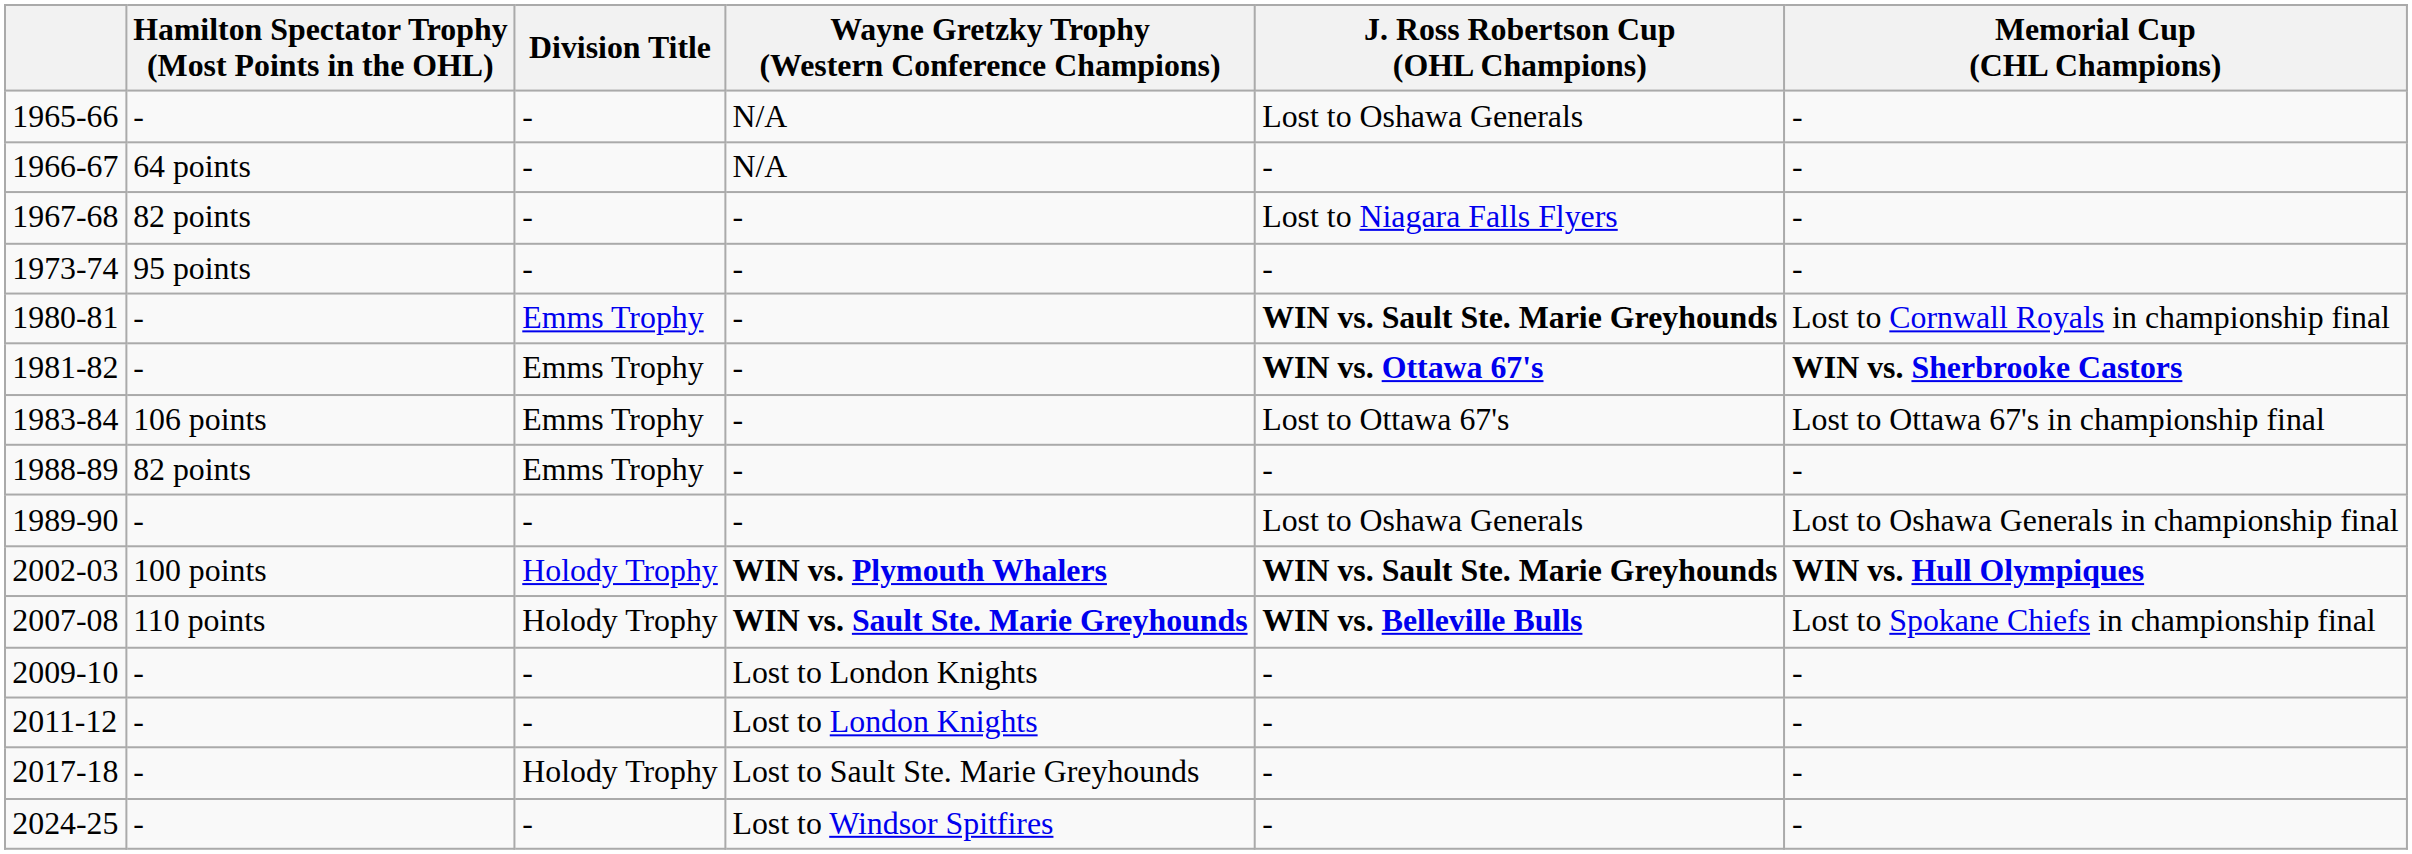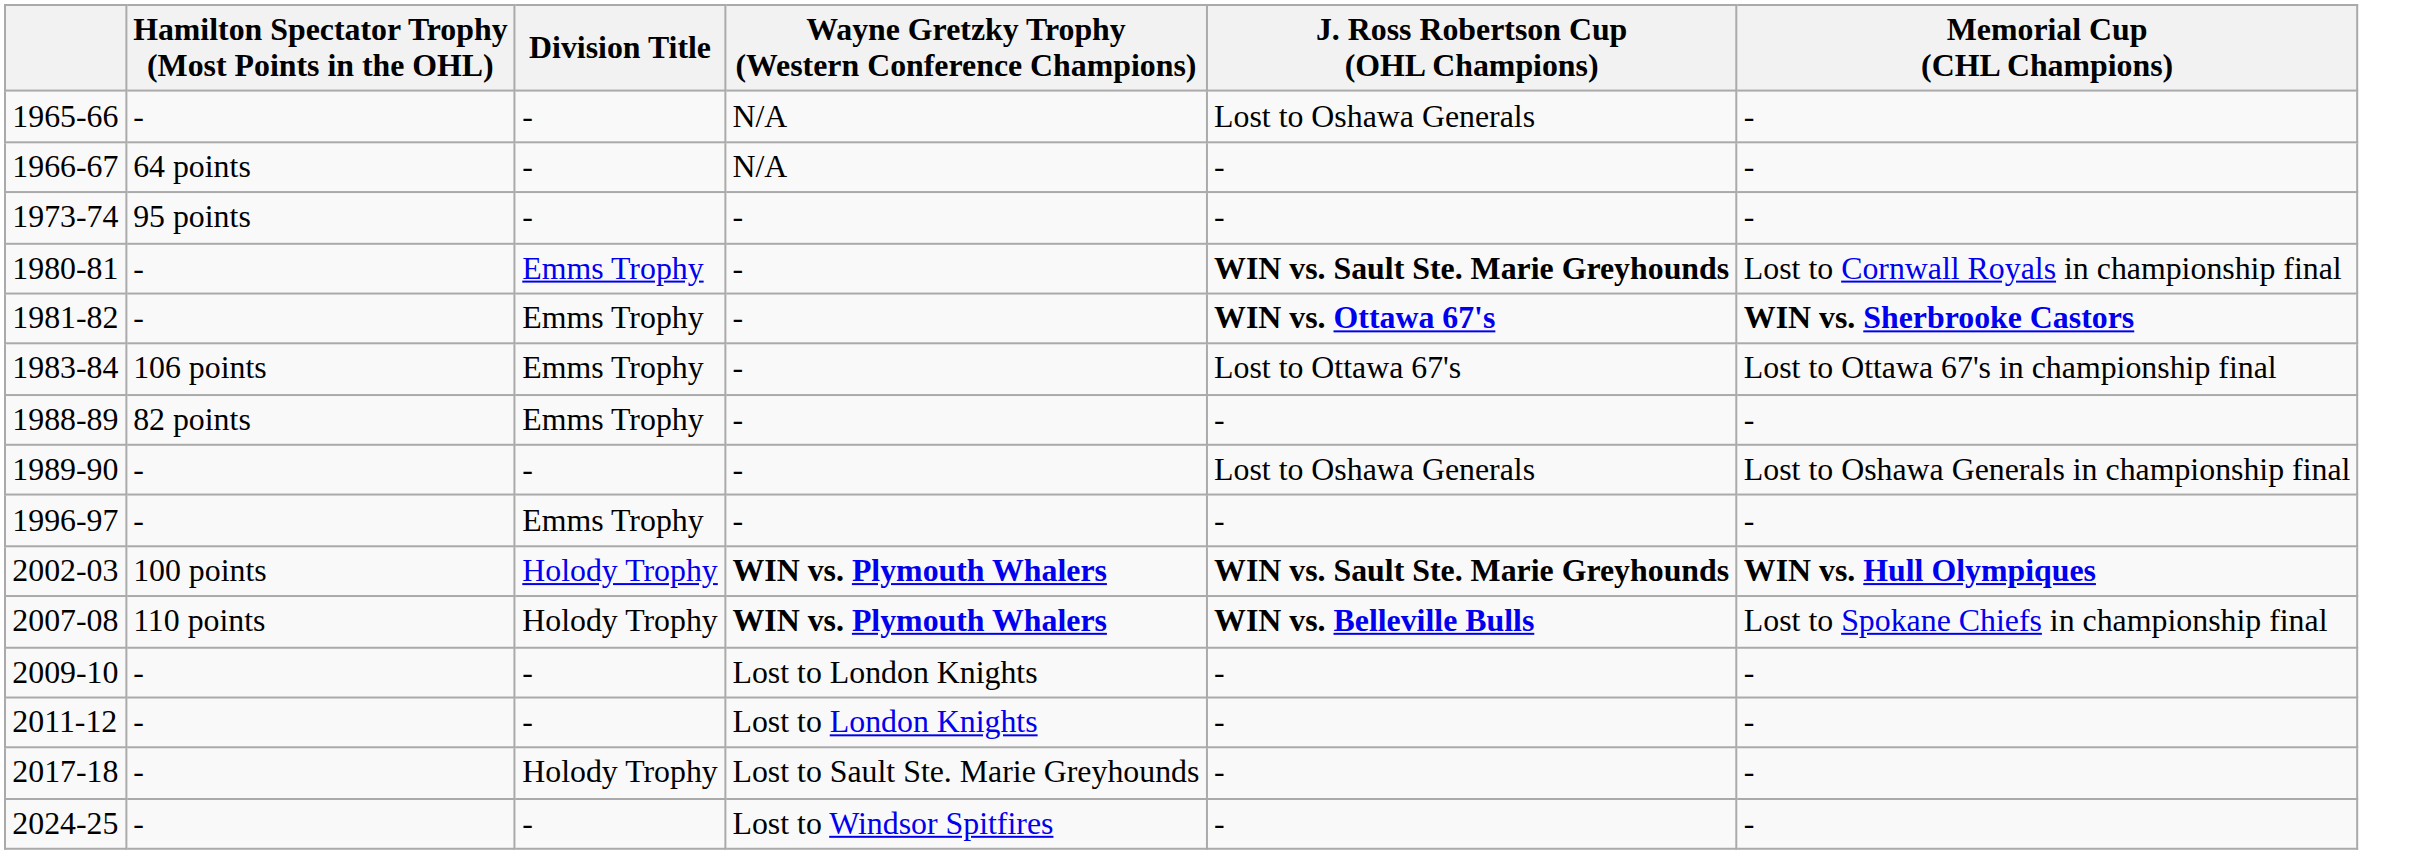- row: (65, 217)
+ row: (65, 520)
(990, 621) WIN vs. Sault Ste. Marie Greyhounds -> (920, 621) WIN vs. Plymouth Whalers
